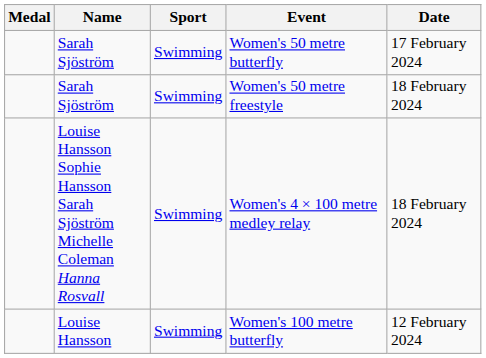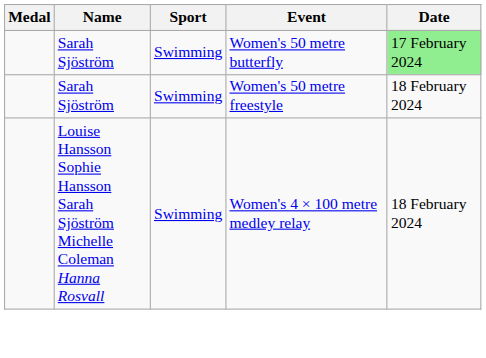(429, 52) no background -> (429, 52) lightgreen background
- row: (291, 331)
